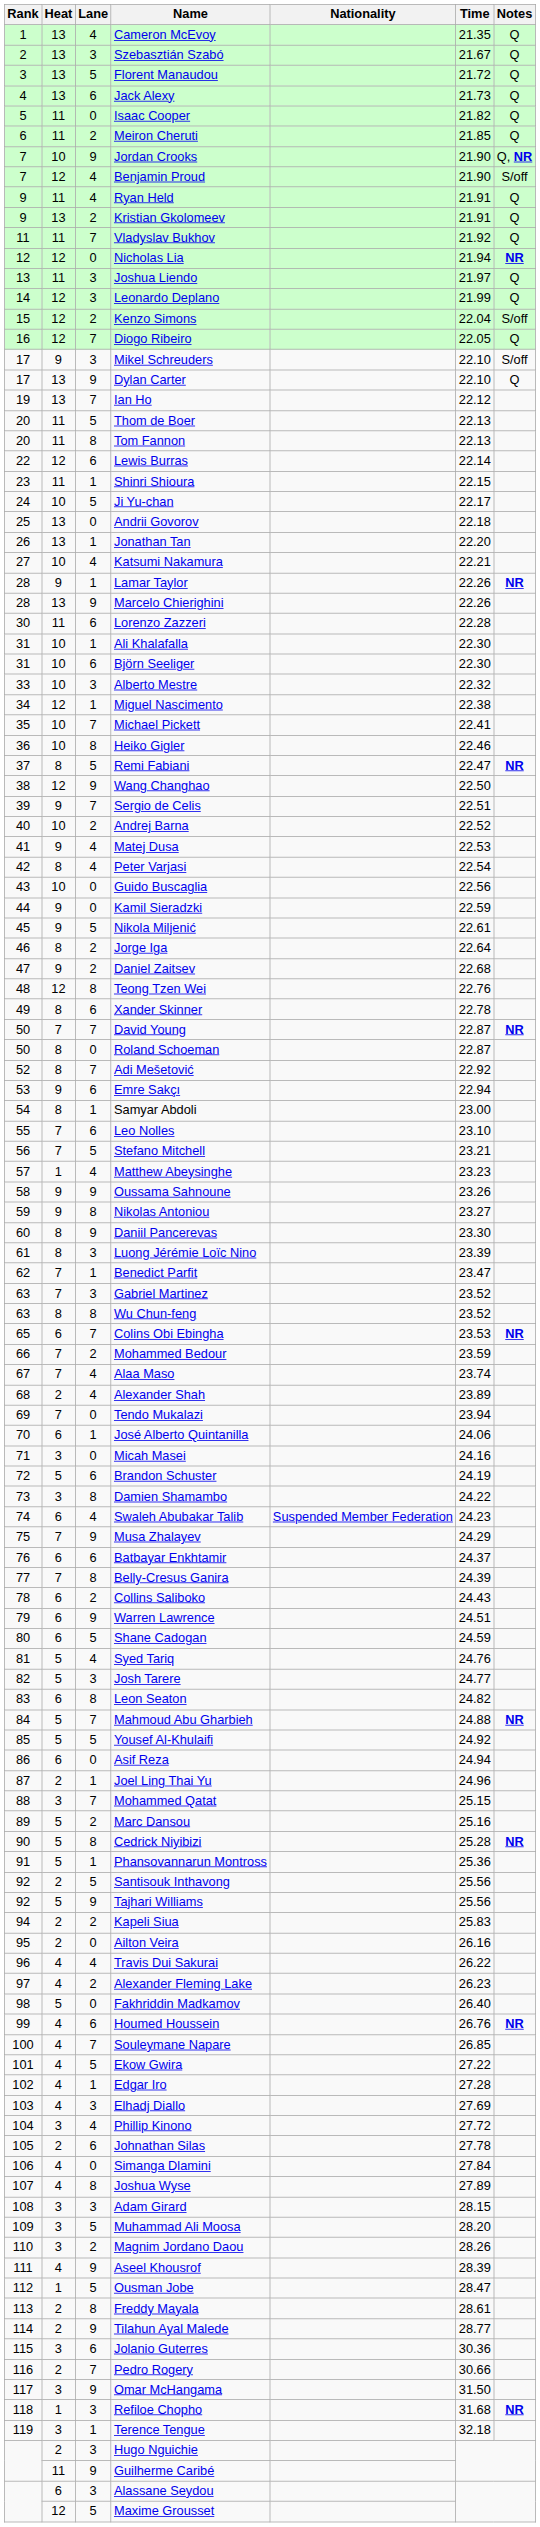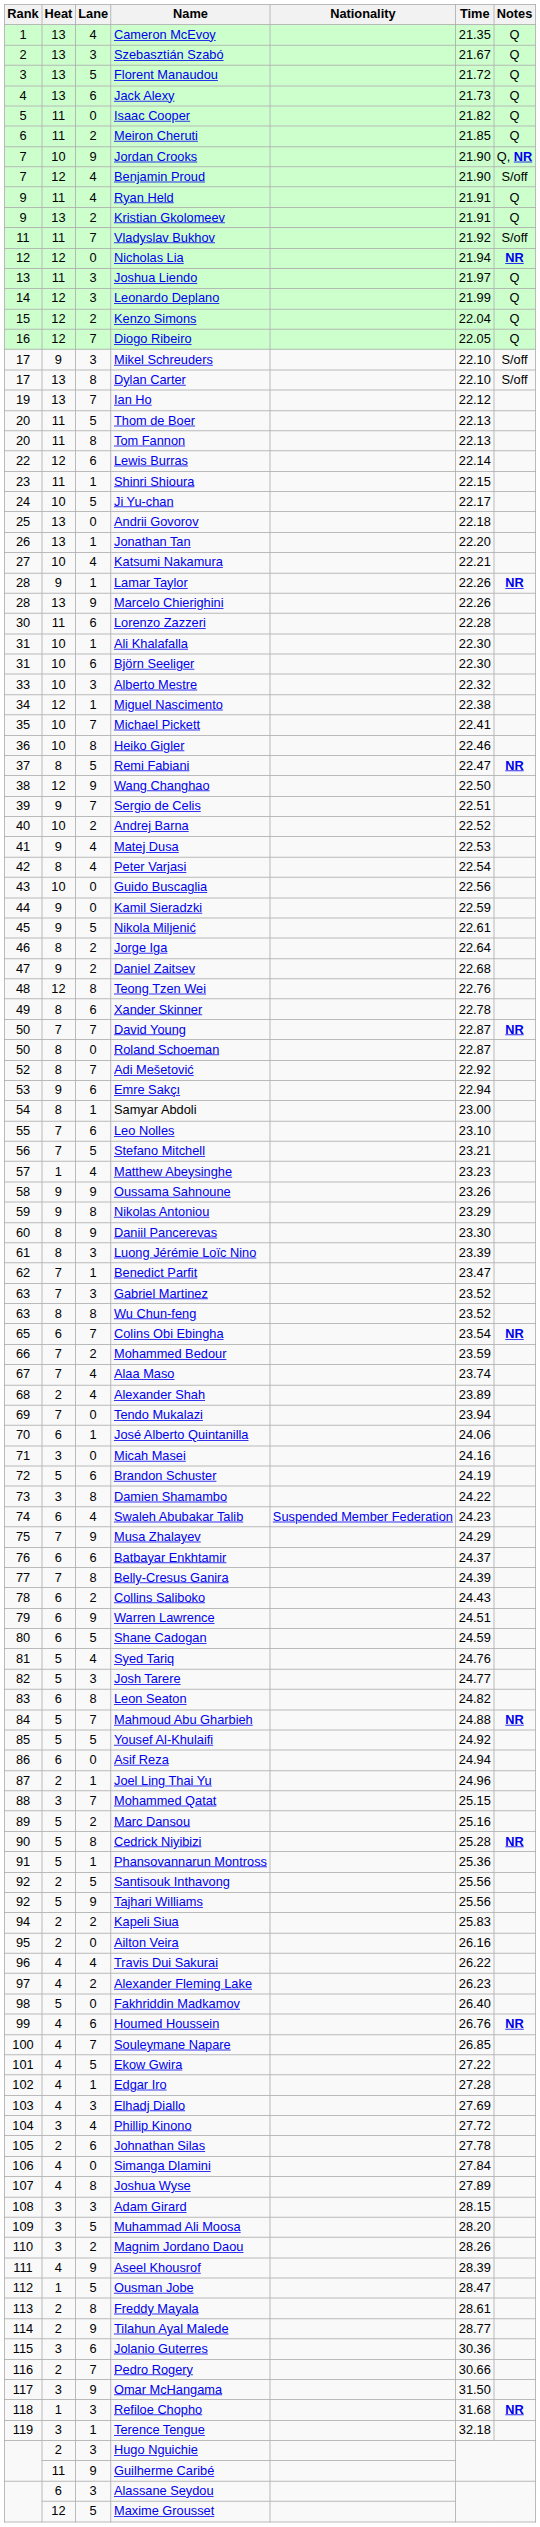(515, 237) Q -> (514, 237) S/off
(514, 319) S/off -> (515, 319) Q
(93, 380) 9 -> (93, 380) 8
(515, 380) Q -> (514, 380) S/off
(475, 1212) 23.27 -> (475, 1212) 23.29
(475, 1334) 23.53 -> (475, 1334) 23.54
